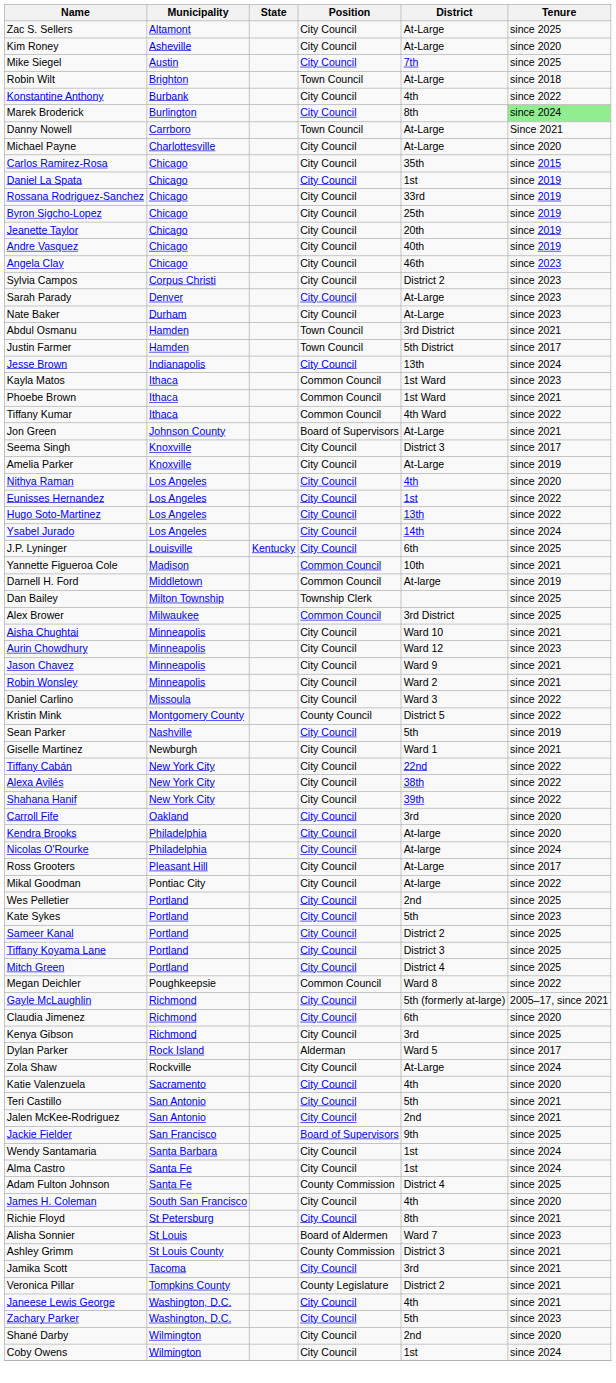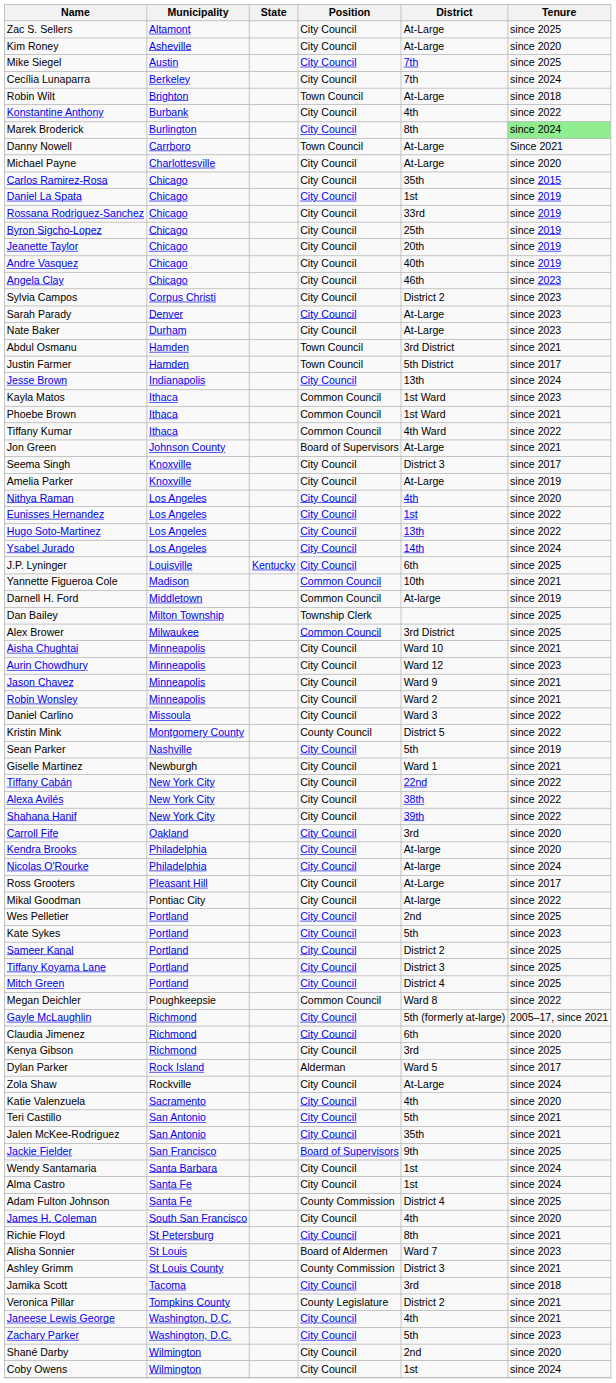+ row: (48, 79)
(412, 1118) 2nd -> (414, 1134) 35th
(536, 1268) since 2021 -> (536, 1285) since 2018
